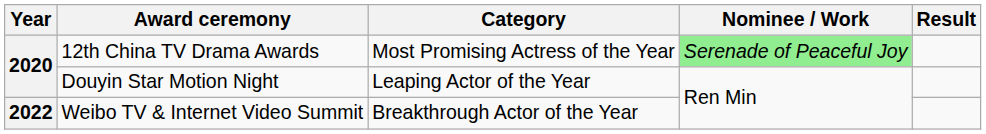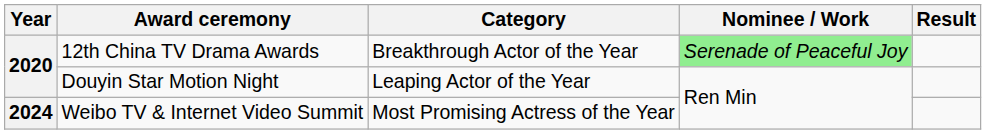(524, 50) Most Promising Actress of the Year -> (505, 50) Breakthrough Actor of the Year
(31, 112) 2022 -> (31, 112) 2024
(505, 112) Breakthrough Actor of the Year -> (524, 112) Most Promising Actress of the Year
